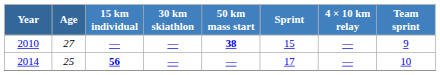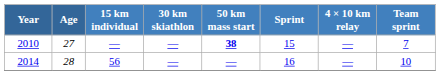(406, 44) 9 -> (406, 44) 7
(69, 61) 25 -> (69, 61) 28
(115, 61) bold -> (115, 61) normal
(289, 61) 17 -> (289, 61) 16
